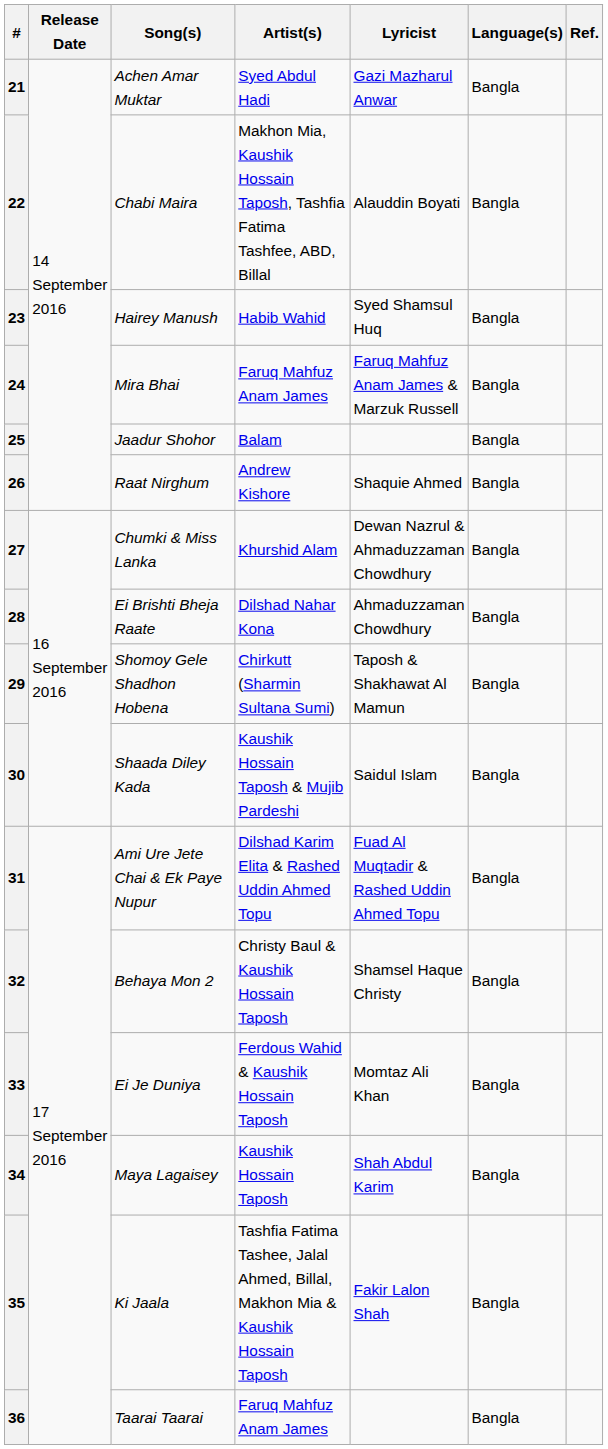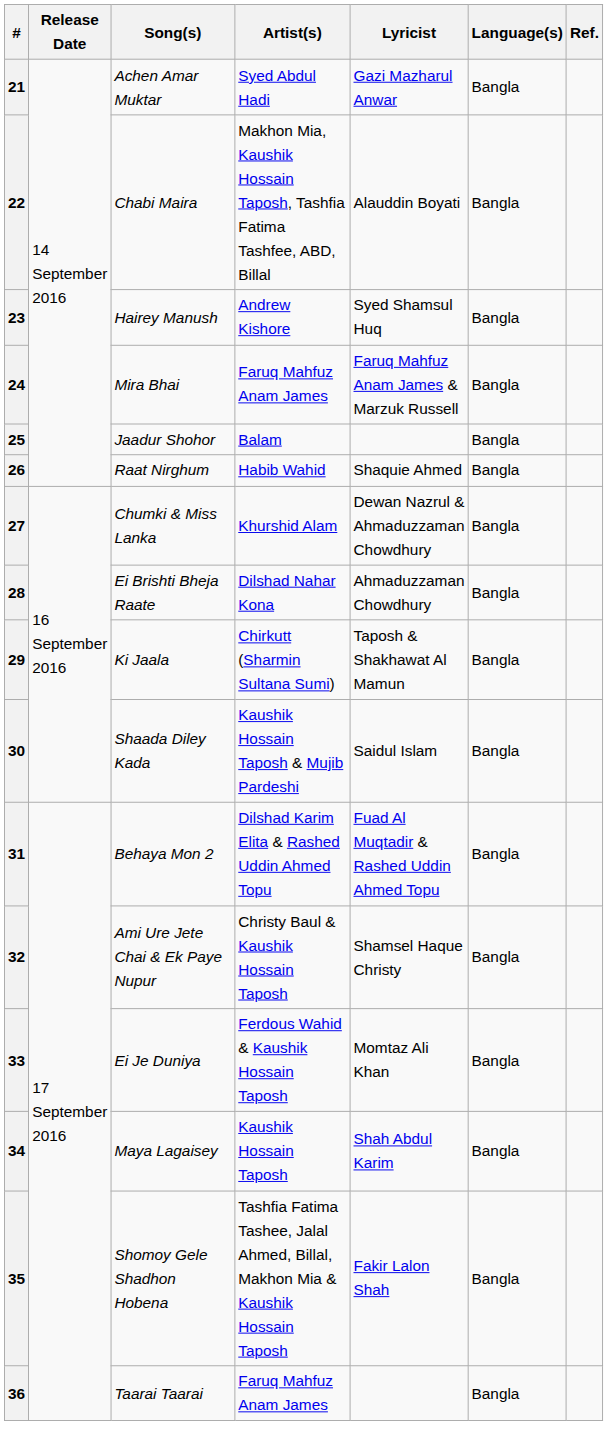(282, 317) Habib Wahid -> (264, 317) Andrew Kishore
(264, 483) Andrew Kishore -> (282, 470) Habib Wahid
(161, 684) Shomoy Gele Shadhon Hobena -> (142, 660) Ki Jaala
(168, 878) Ami Ure Jete Chai & Ek Paye Nupur -> (164, 854) Behaya Mon 2
(164, 981) Behaya Mon 2 -> (168, 957) Ami Ure Jete Chai & Ek Paye Nupur
(142, 1302) Ki Jaala -> (161, 1278) Shomoy Gele Shadhon Hobena
